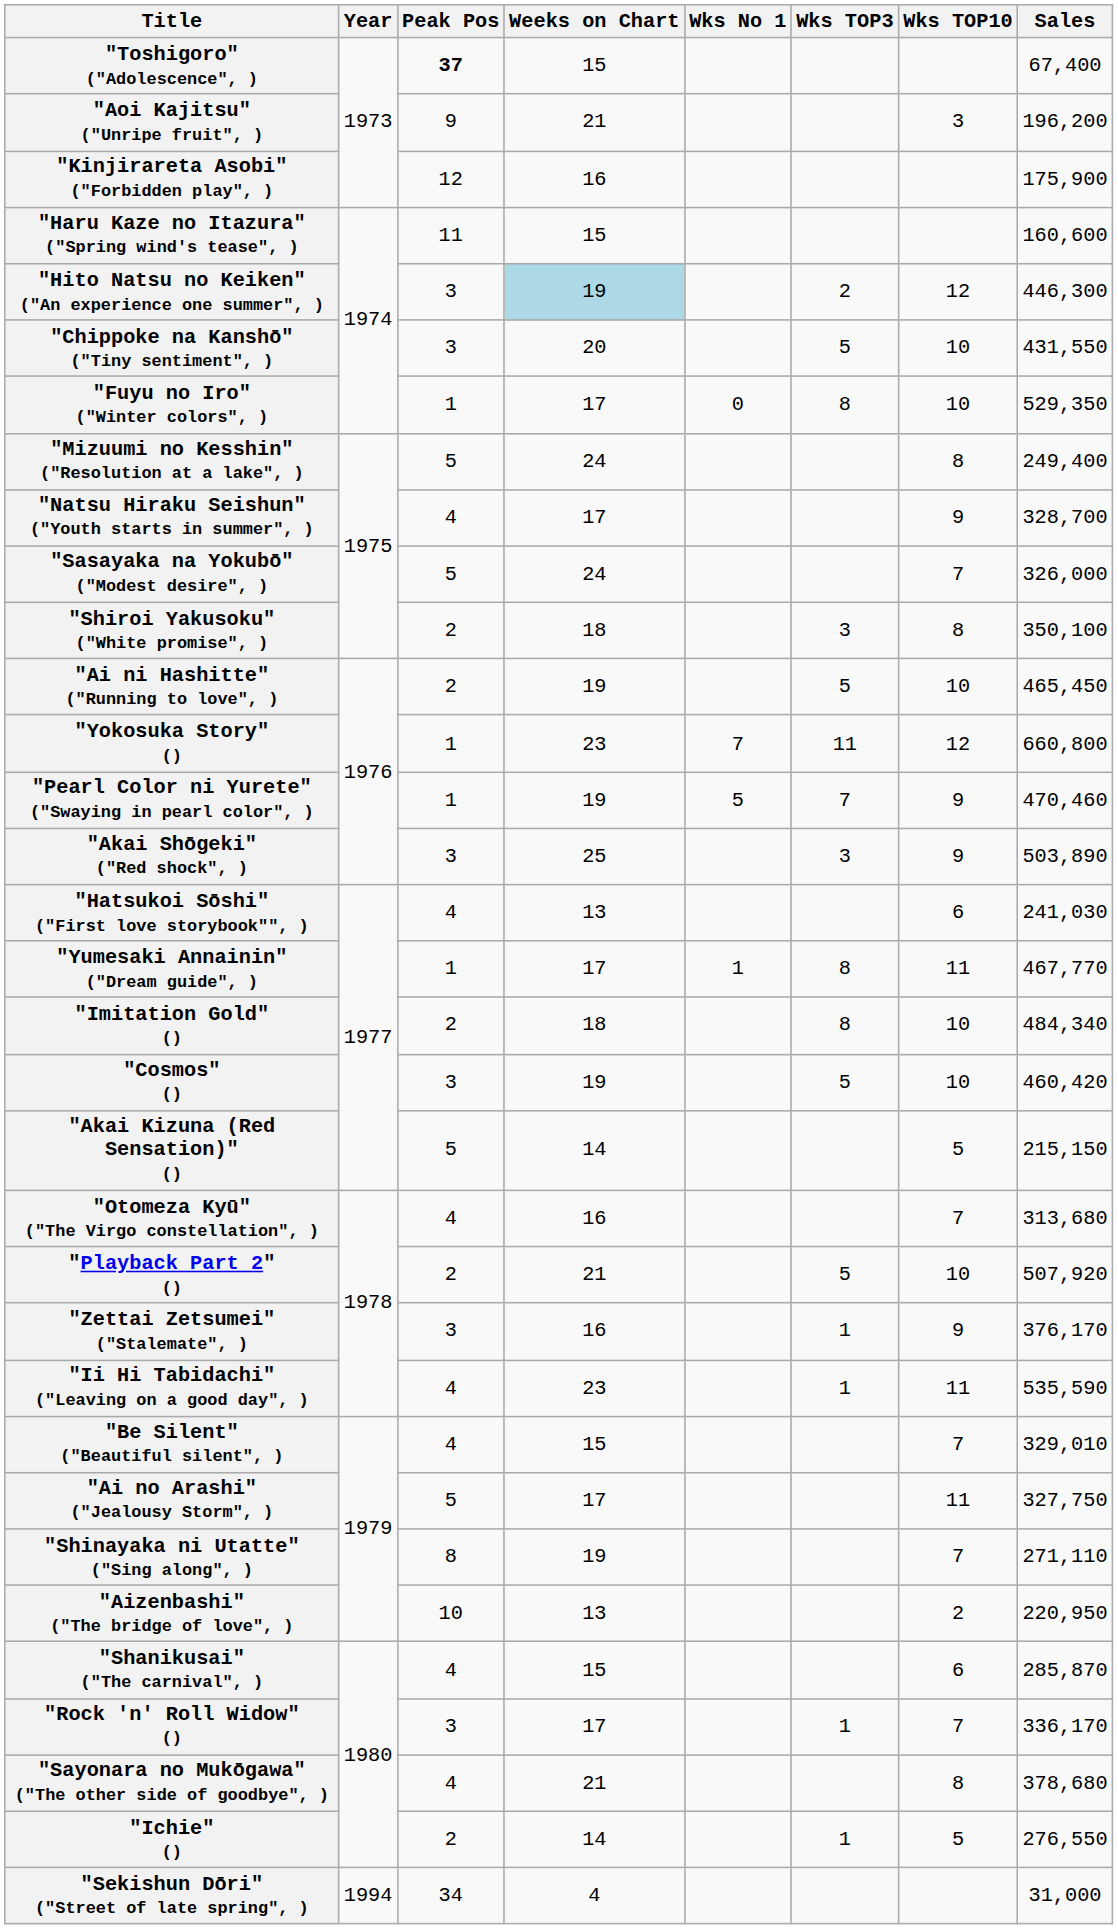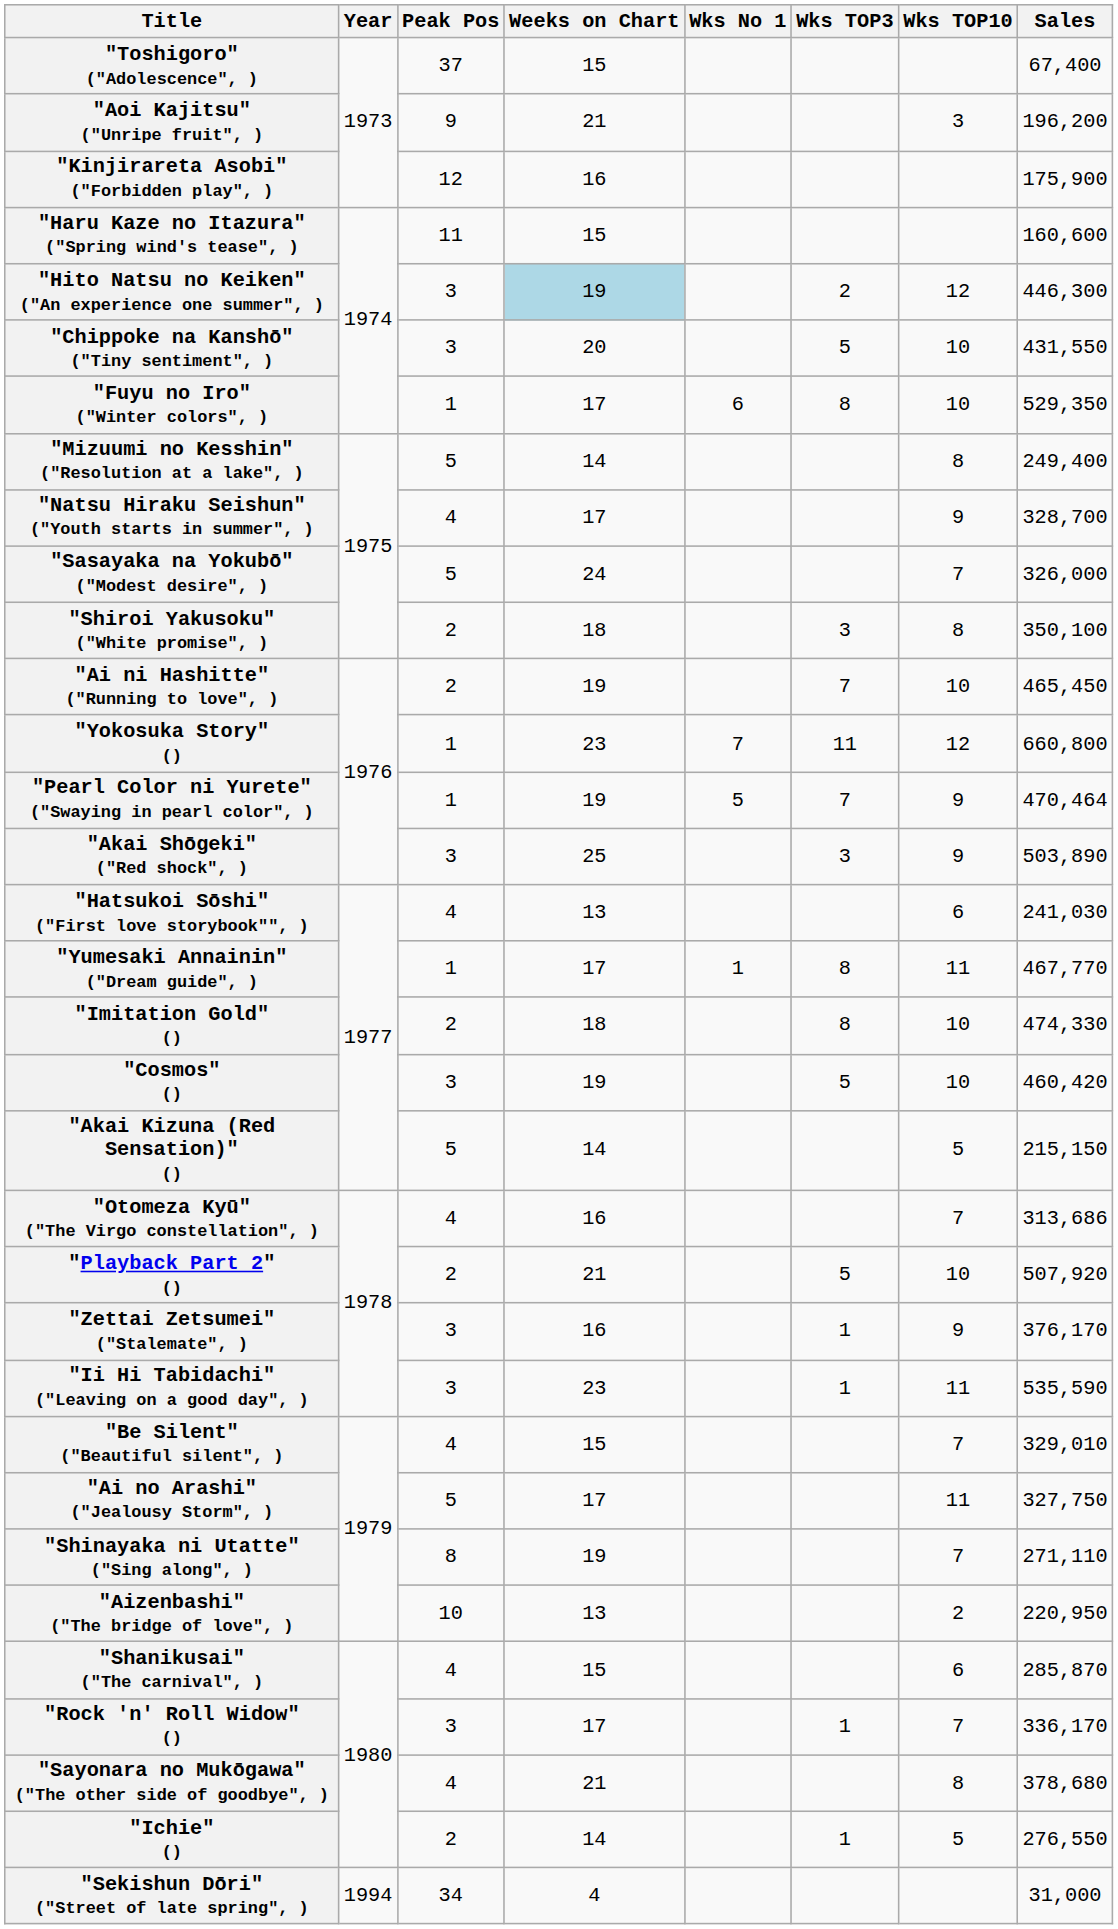(451, 66) bold -> (451, 66) normal
(738, 405) 0 -> (738, 405) 6
(594, 461) 24 -> (594, 461) 14
(845, 687) 5 -> (845, 687) 7
(1065, 800) 470,460 -> (1065, 800) 470,464
(1065, 1026) 484,340 -> (1065, 1026) 474,330
(1065, 1219) 313,680 -> (1065, 1219) 313,686
(451, 1388) 4 -> (451, 1388) 3
